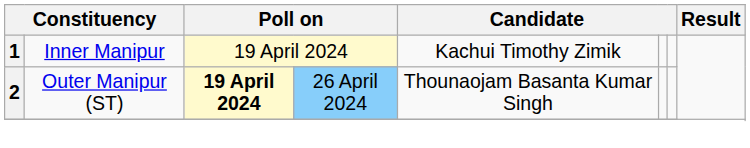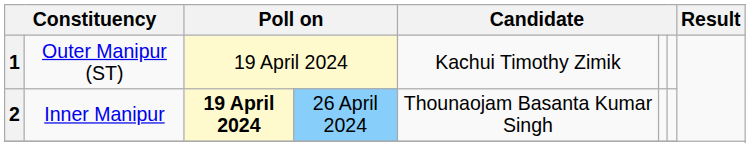(104, 50) Inner Manipur -> (104, 61) Outer Manipur (ST)
(104, 92) Outer Manipur (ST) -> (104, 114) Inner Manipur
